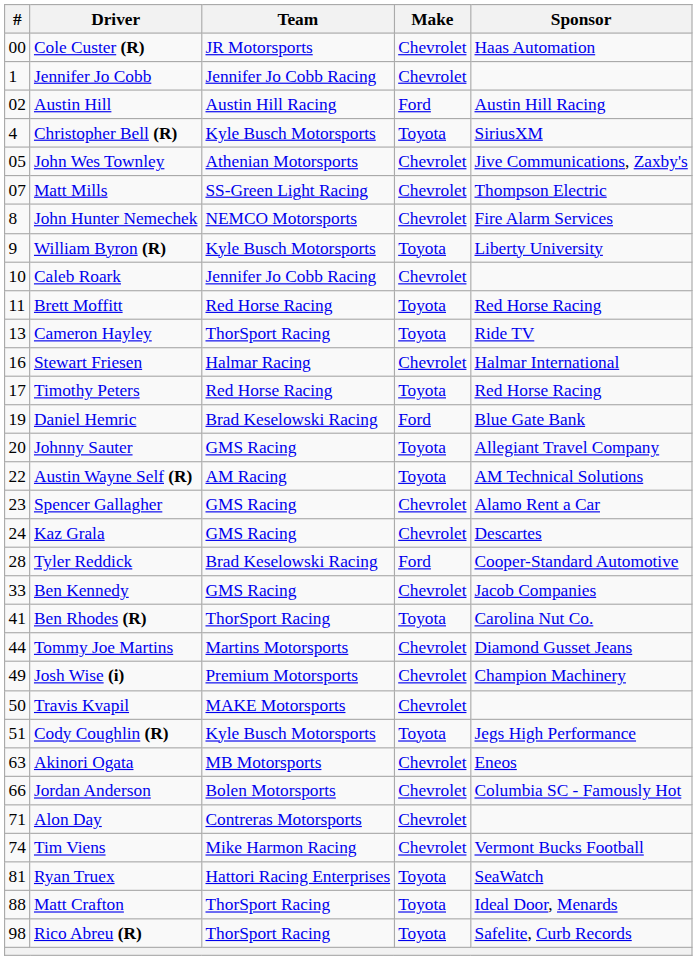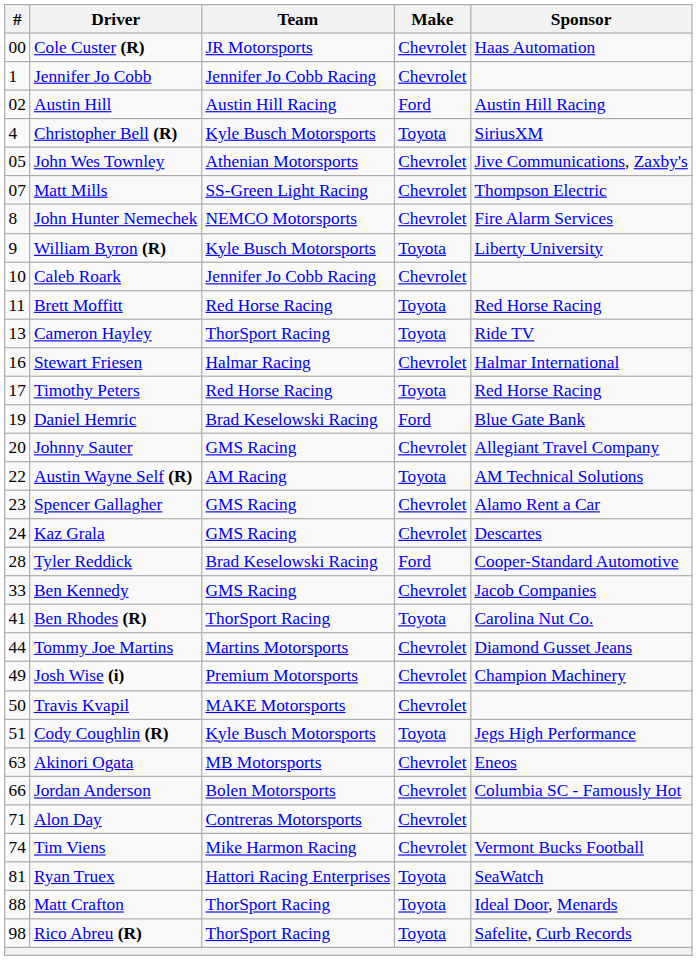(422, 447) Toyota -> (432, 447) Chevrolet
